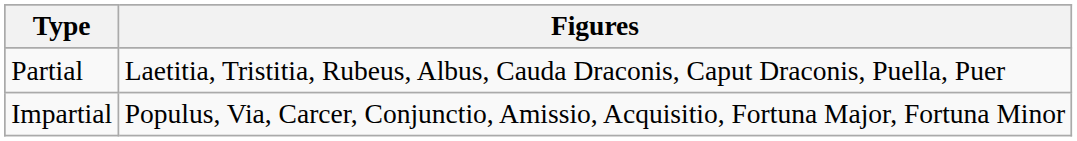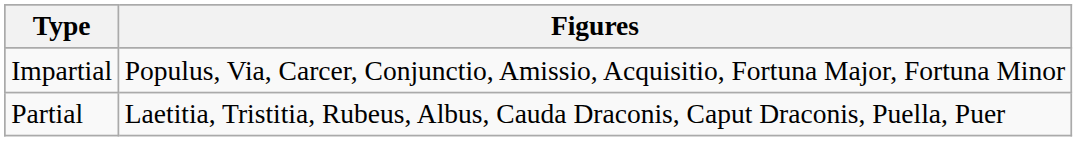rows swapped: (62, 113) <-> (47, 69)
